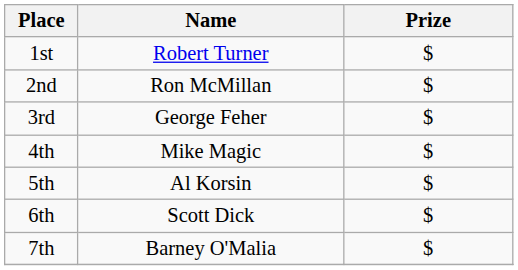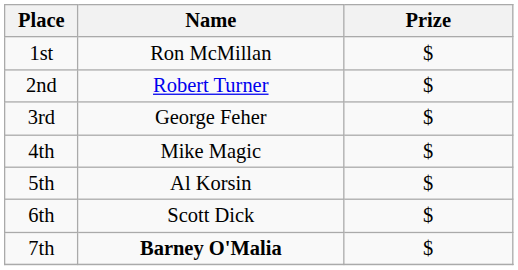(211, 53) Robert Turner -> (211, 53) Ron McMillan
(211, 85) Ron McMillan -> (211, 85) Robert Turner
(211, 248) normal -> (211, 248) bold
